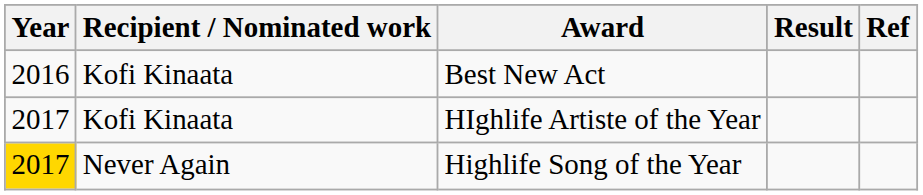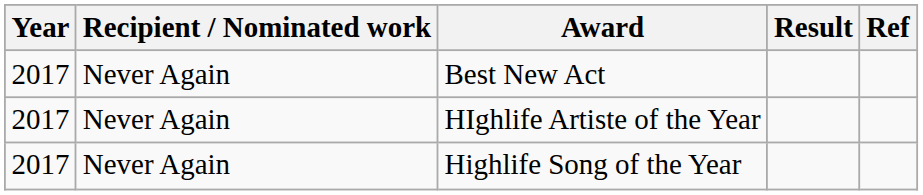(41, 73) 2016 -> (41, 73) 2017
(158, 73) Kofi Kinaata -> (156, 73) Never Again
(158, 119) Kofi Kinaata -> (156, 119) Never Again
(41, 165) gold background -> (41, 165) no background
